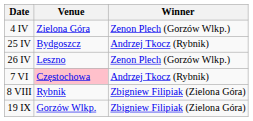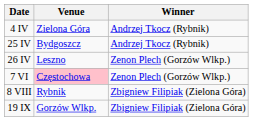(170, 28) Zenon Plech (Gorzów Wlkp.) -> (160, 28) Andrzej Tkocz (Rybnik)
(160, 76) Andrzej Tkocz (Rybnik) -> (170, 76) Zenon Plech (Gorzów Wlkp.)
